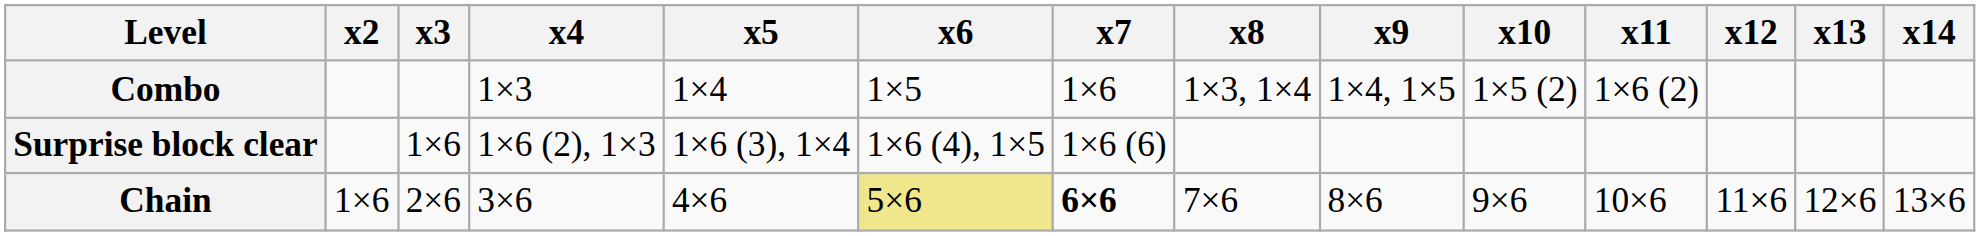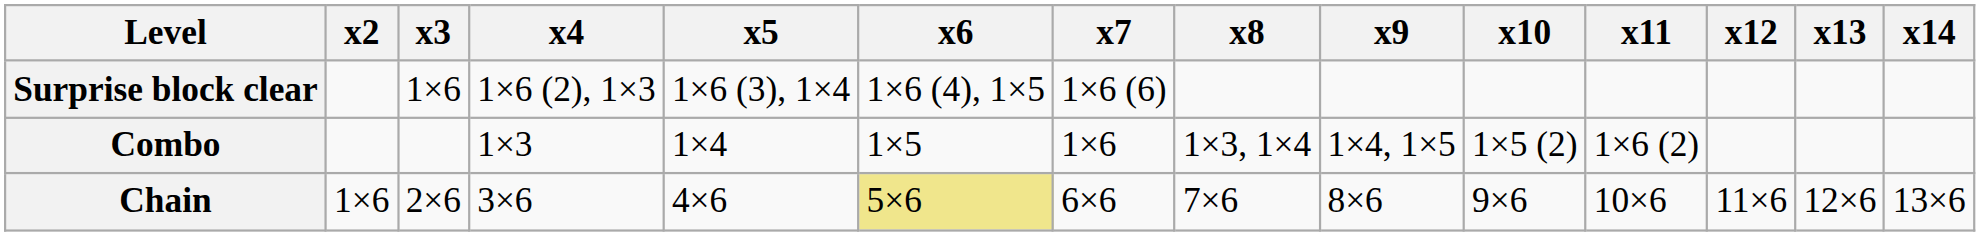rows swapped: (165, 88) <-> (165, 144)
(1089, 200) bold -> (1089, 200) normal
